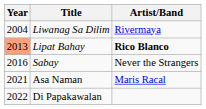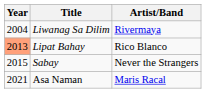(142, 46) bold -> (141, 46) normal
(17, 63) 2016 -> (17, 63) 2015
- row: (67, 96)
